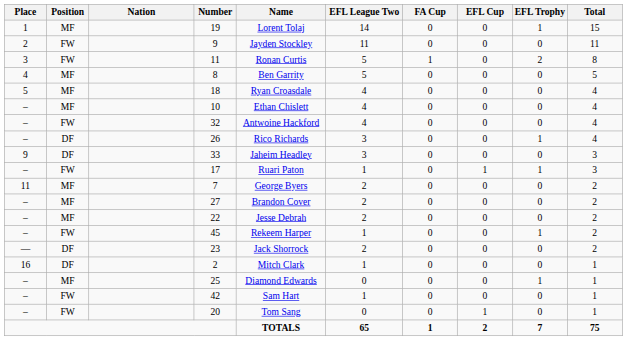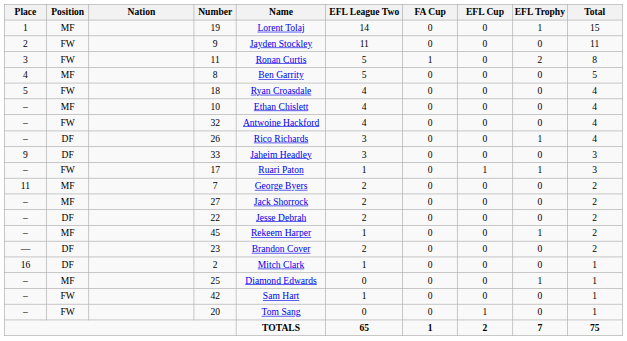(68, 91) MF -> (68, 91) FW
(281, 202) Brandon Cover -> (281, 202) Jack Shorrock
(68, 217) MF -> (68, 217) DF
(68, 233) FW -> (68, 233) MF
(281, 249) Jack Shorrock -> (281, 249) Brandon Cover
